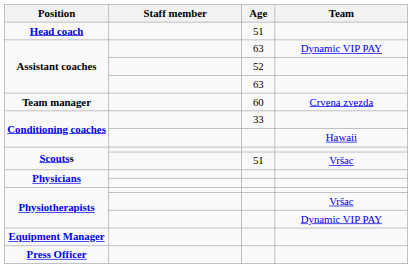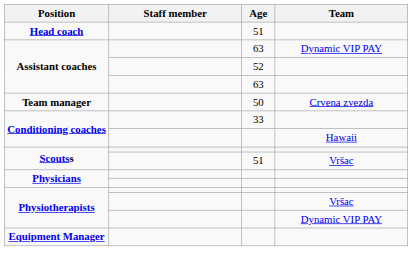(258, 102) 60 -> (258, 102) 50
- row: (57, 254)
